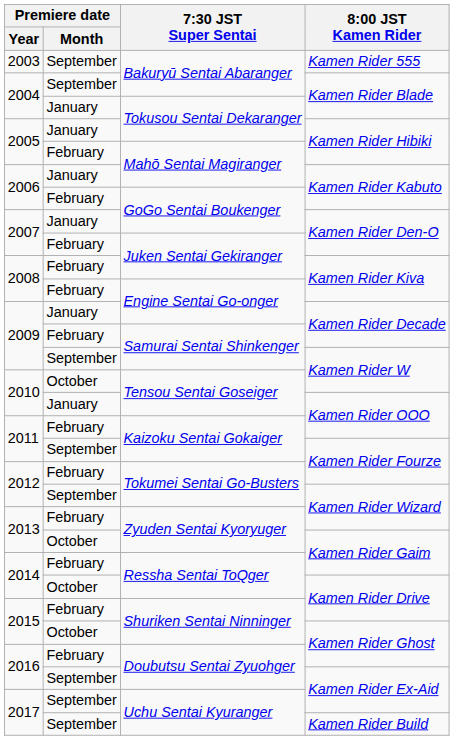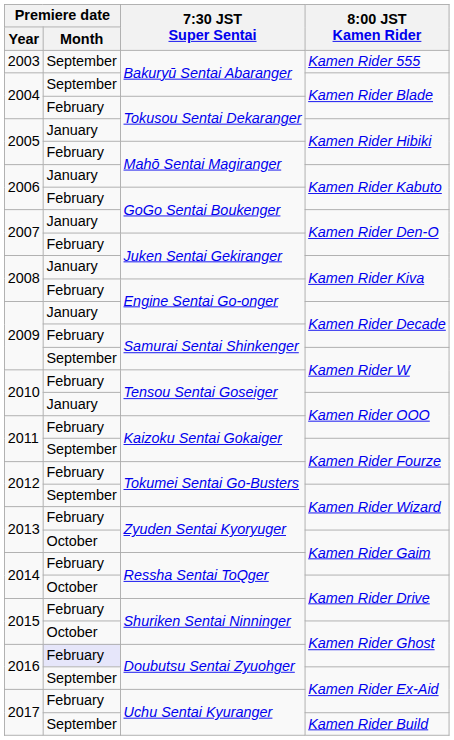(72, 107) January -> (75, 107) February
(75, 267) February -> (72, 267) January
(72, 381) October -> (75, 381) February
(75, 655) no background -> (75, 655) lavender background
(82, 701) September -> (75, 701) February
